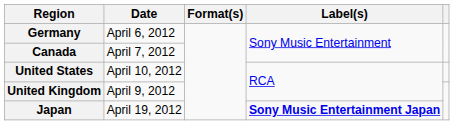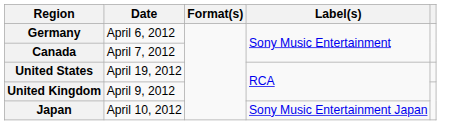(144, 71) April 10, 2012 -> (144, 71) April 19, 2012
(144, 110) April 19, 2012 -> (144, 110) April 10, 2012
(345, 110) bold -> (338, 110) normal
